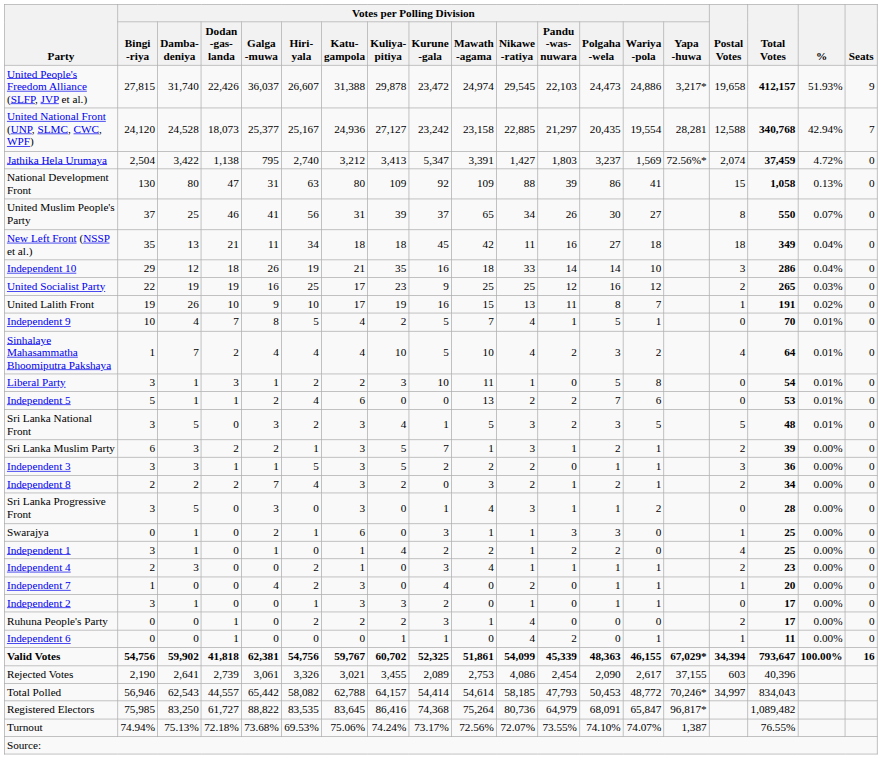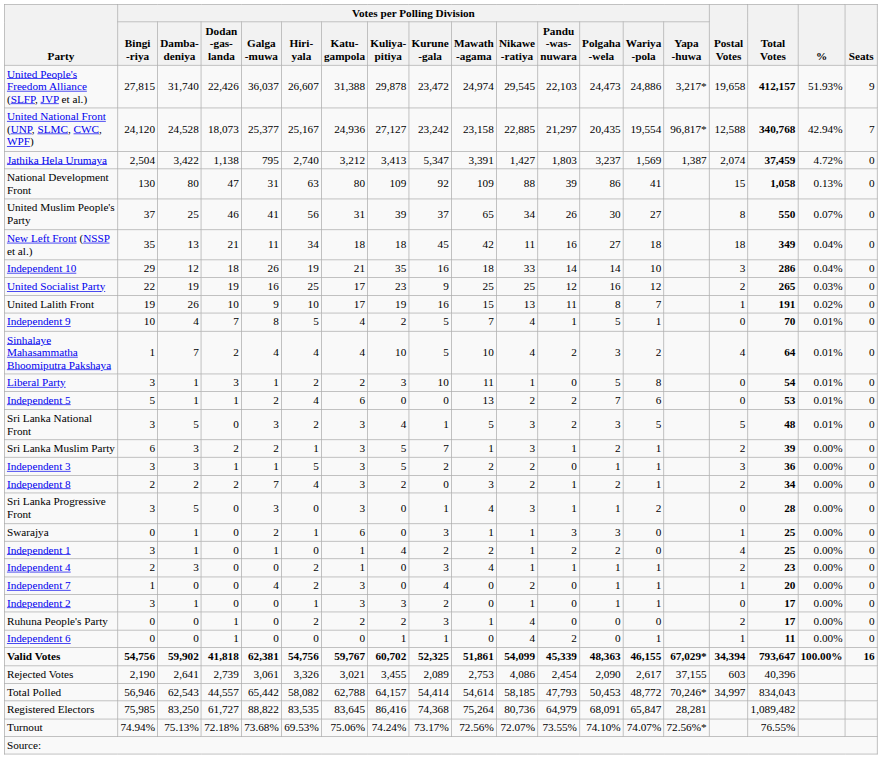(691, 129) 28,281 -> (688, 129) 96,817*
(687, 160) 72.56%* -> (694, 160) 1,387
(688, 710) 96,817* -> (691, 710) 28,281
(694, 727) 1,387 -> (687, 727) 72.56%*
